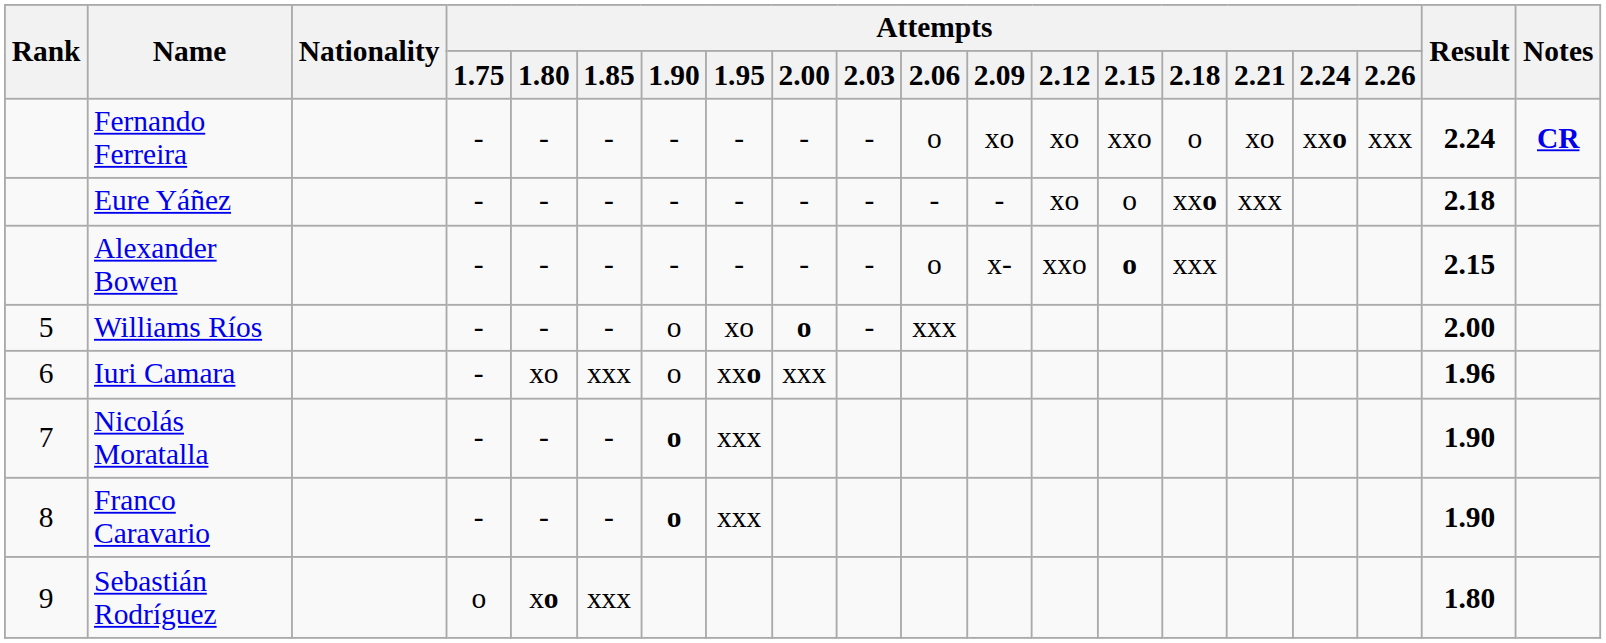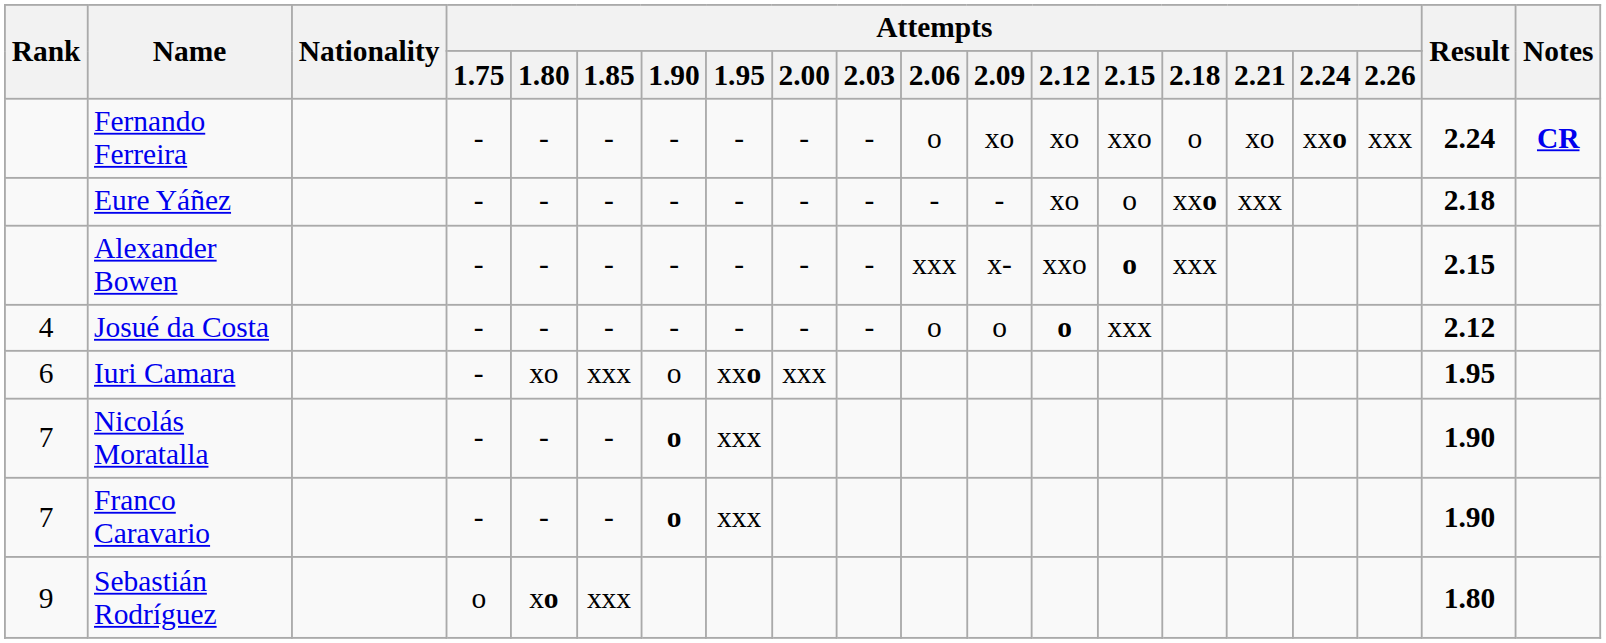(934, 264) o -> (934, 264) xxx
+ row: (182, 327)
- row: (178, 327)
(1469, 374) 1.96 -> (1469, 374) 1.95
(46, 517) 8 -> (46, 517) 7
